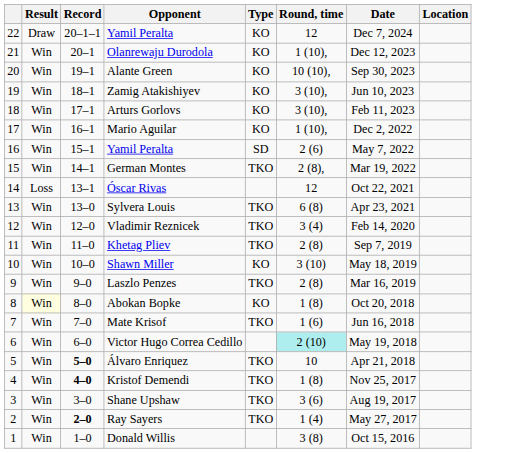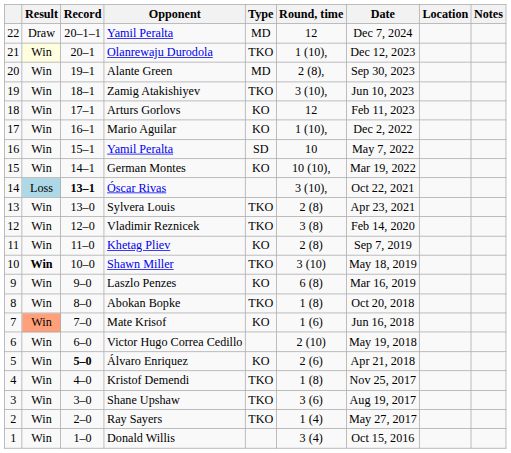+ column: (488, 14)
(261, 33) KO -> (261, 33) MD
(42, 52) no background -> (42, 52) lightyellow background
(261, 52) KO -> (261, 52) TKO
(261, 71) KO -> (261, 71) MD
(311, 71) 10 (10), -> (311, 71) 2 (8),
(261, 91) KO -> (261, 91) TKO
(311, 110) 3 (10), -> (311, 110) 12
(311, 149) 2 (6) -> (311, 149) 10
(261, 168) TKO -> (261, 168) KO
(311, 168) 2 (8), -> (311, 168) 10 (10),
(41, 187) no background -> (41, 187) lightblue background
(83, 187) normal -> (83, 187) bold
(311, 187) 12 -> (311, 187) 3 (10),
(311, 206) 6 (8) -> (311, 206) 2 (8)
(311, 226) 3 (4) -> (311, 226) 3 (8)
(261, 245) TKO -> (261, 245) KO
(42, 264) normal -> (42, 264) bold
(261, 264) KO -> (261, 264) TKO
(261, 284) TKO -> (261, 284) KO
(311, 284) 2 (8) -> (311, 284) 6 (8)
(42, 303) lightyellow background -> (42, 303) no background
(261, 303) KO -> (261, 303) TKO
(42, 322) no background -> (42, 322) lightsalmon background
(261, 322) TKO -> (261, 322) KO
(311, 341) paleturquoise background -> (311, 341) no background
(261, 361) TKO -> (261, 361) KO
(311, 361) 10 -> (311, 361) 2 (6)
(83, 380) bold -> (83, 380) normal
(83, 419) bold -> (83, 419) normal
(311, 438) 3 (8) -> (311, 438) 3 (4)
